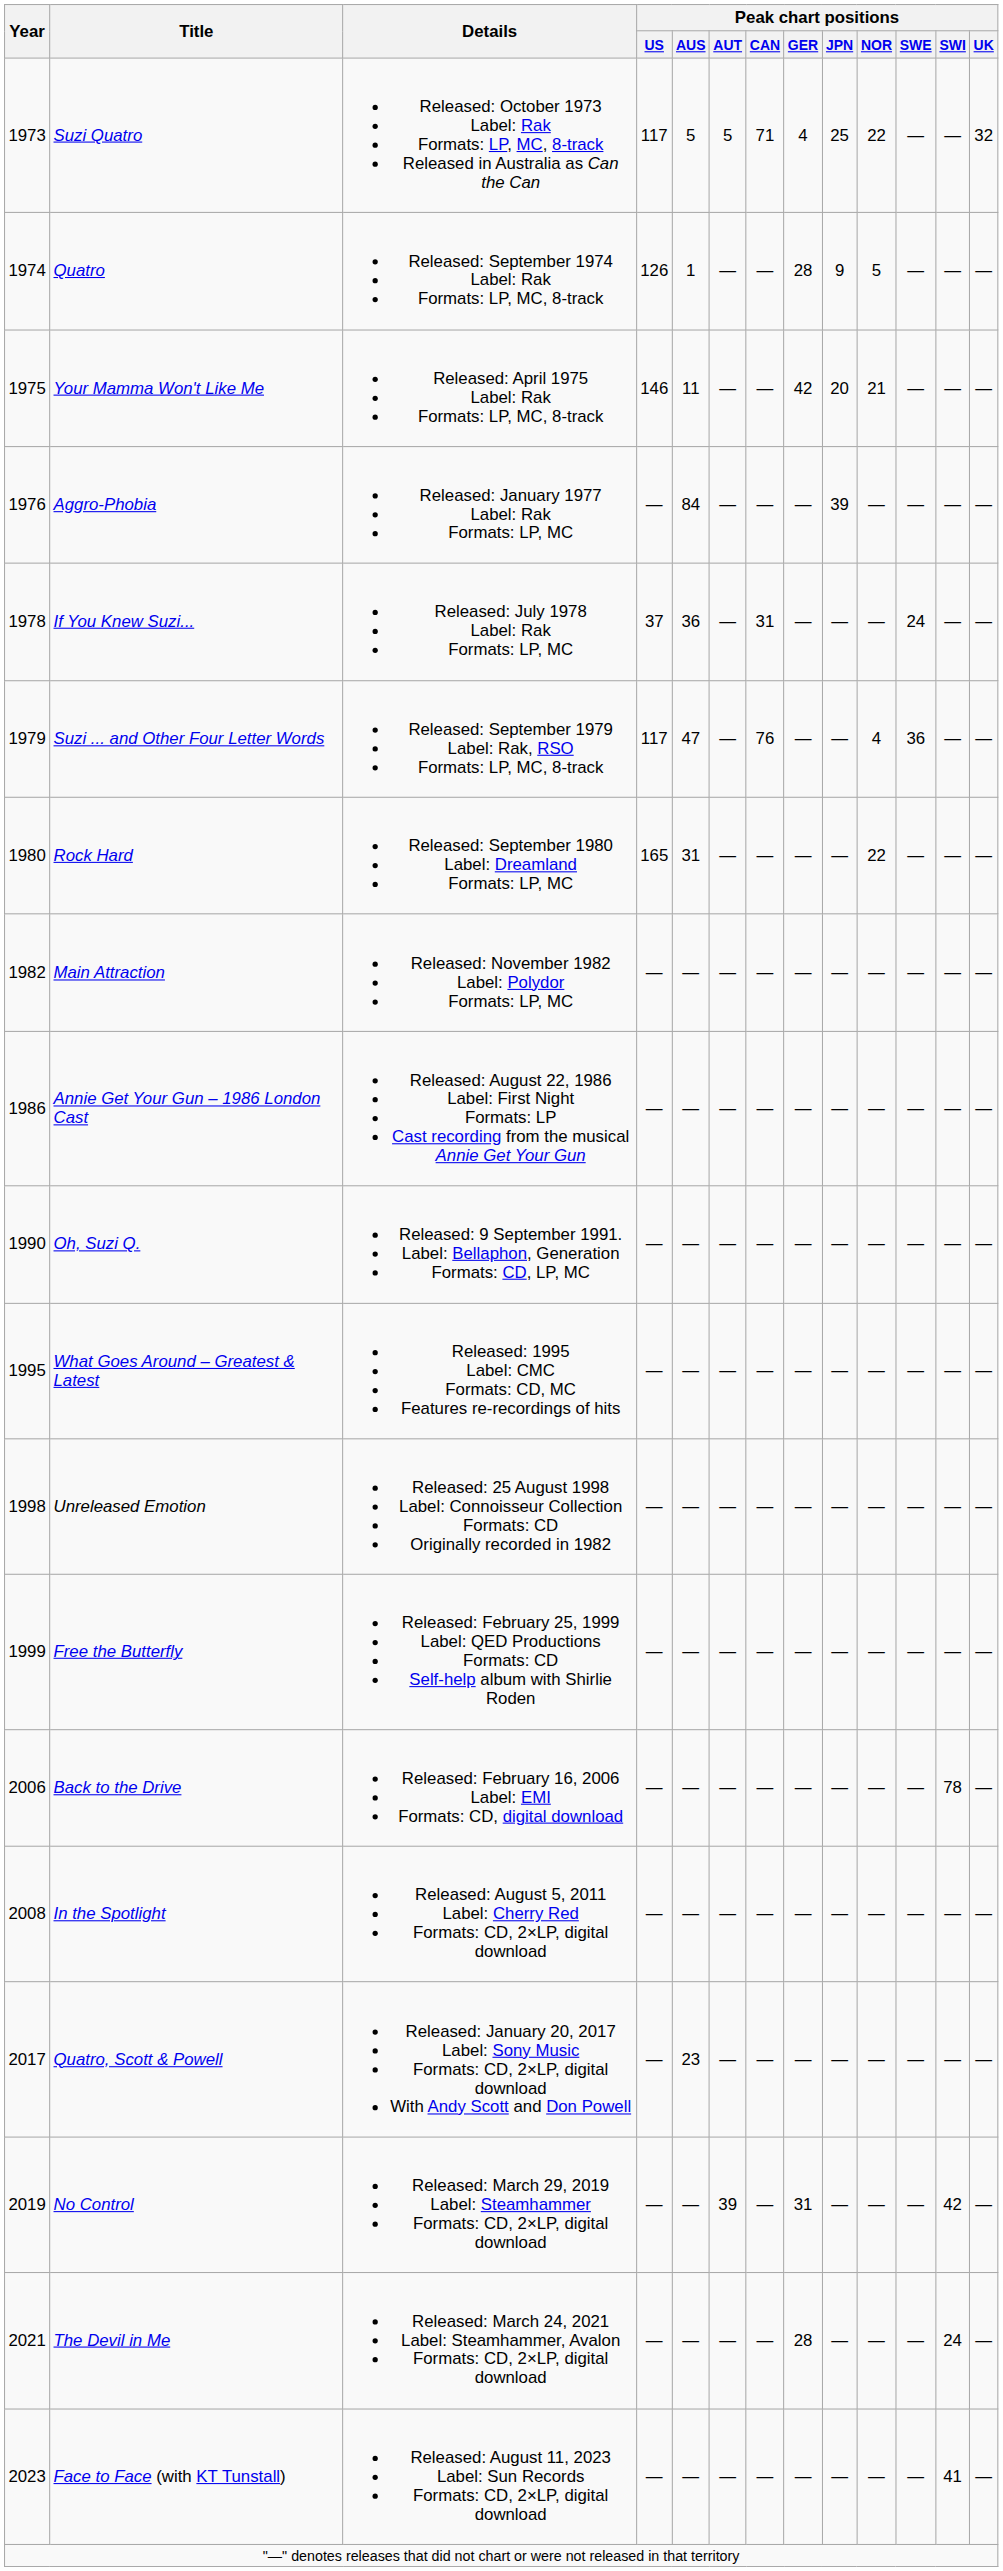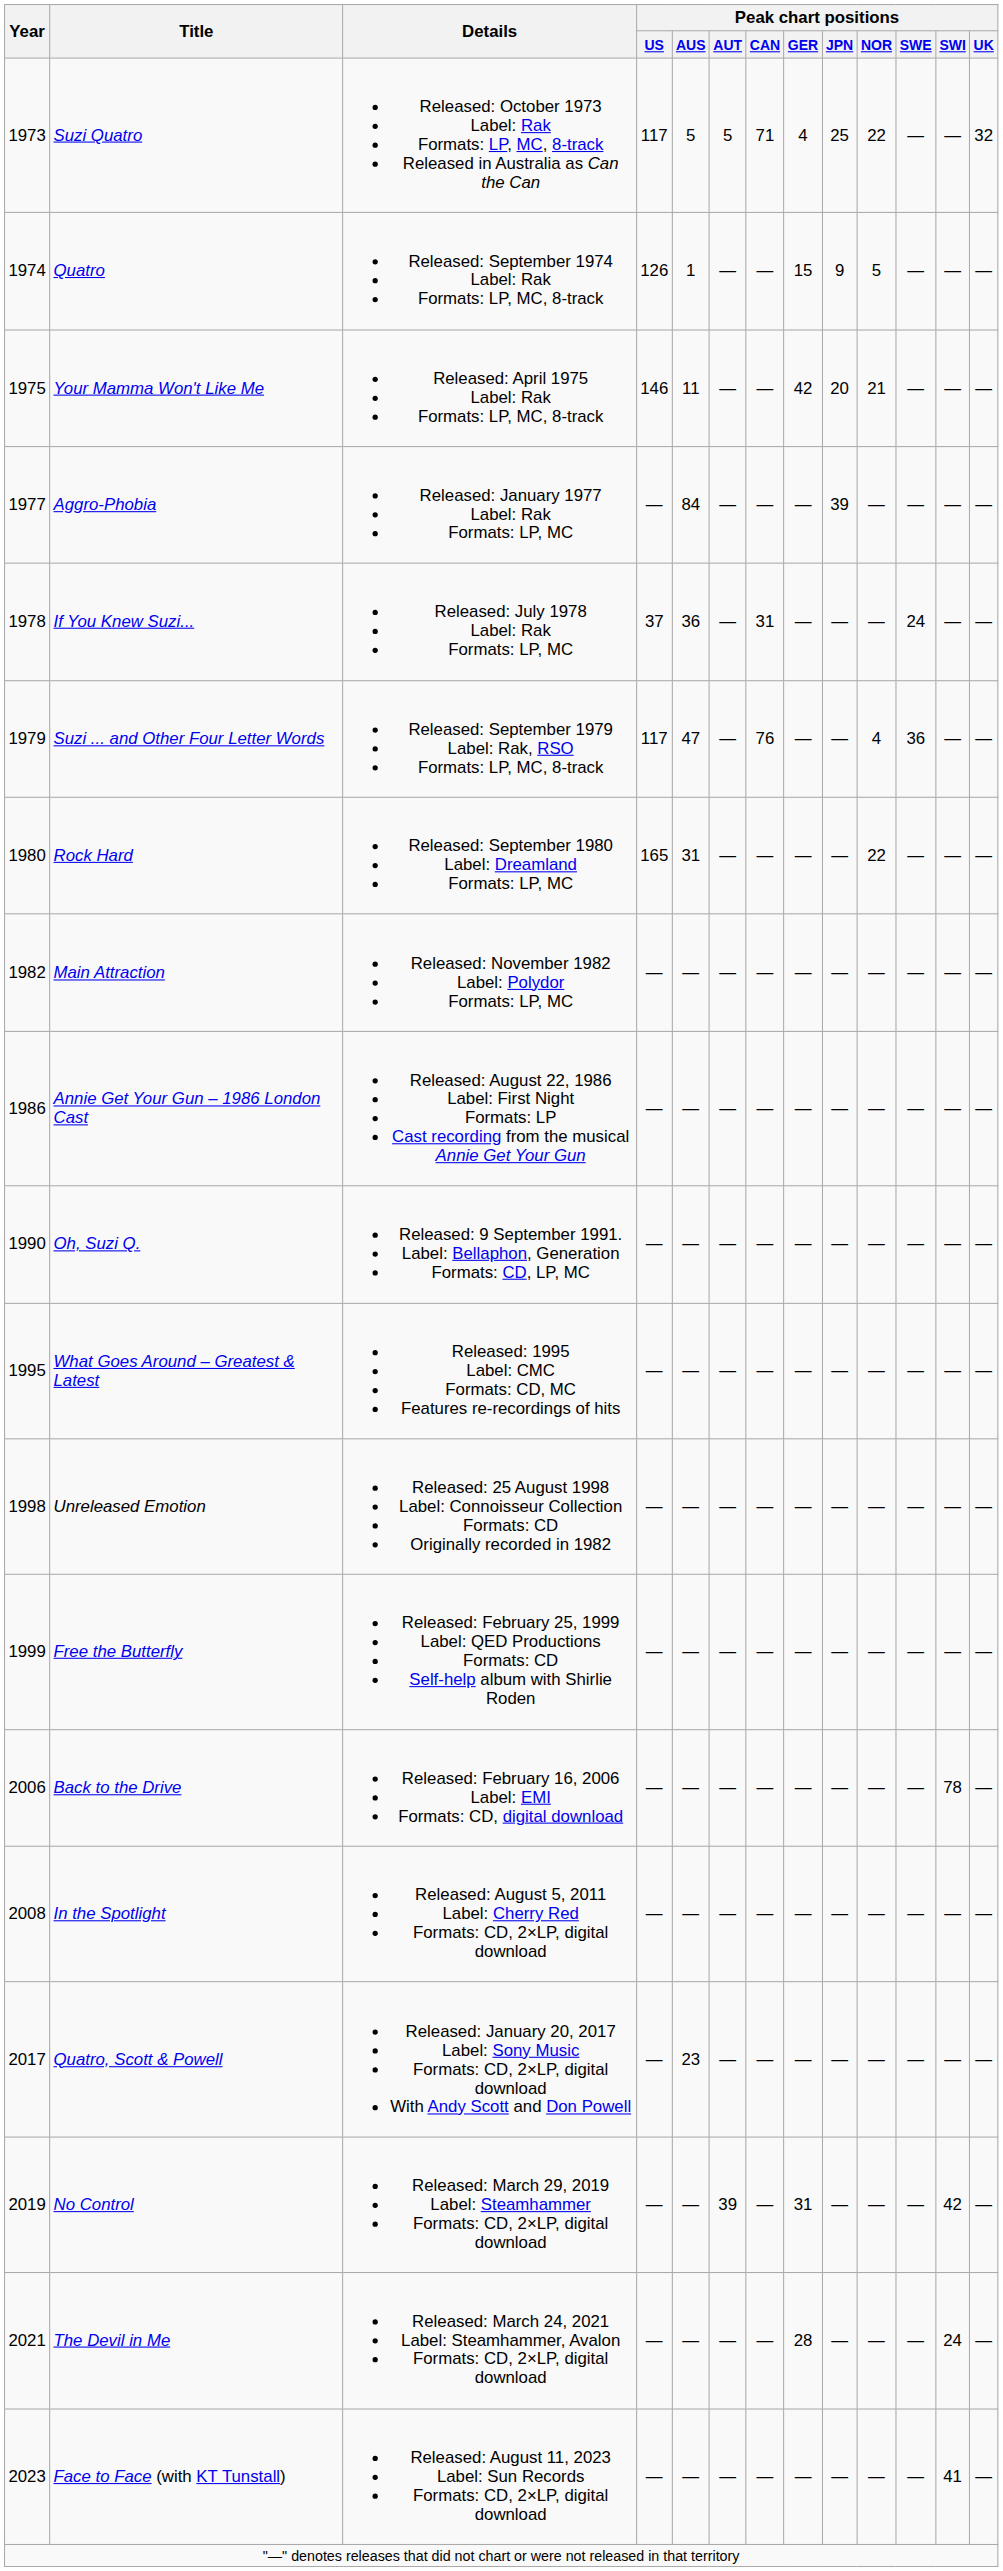(803, 271) 28 -> (803, 271) 15
(27, 504) 1976 -> (27, 504) 1977
